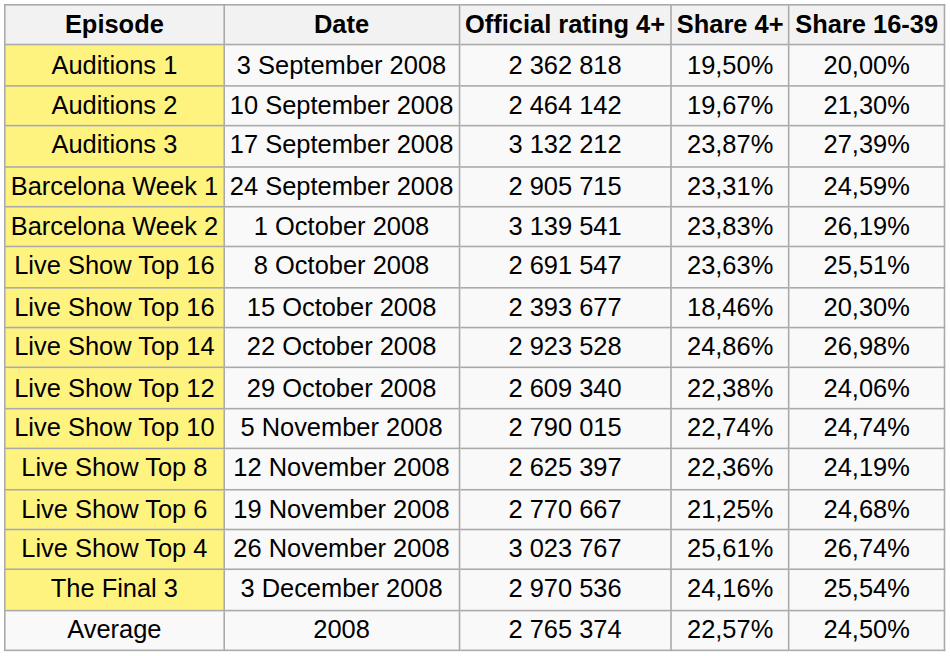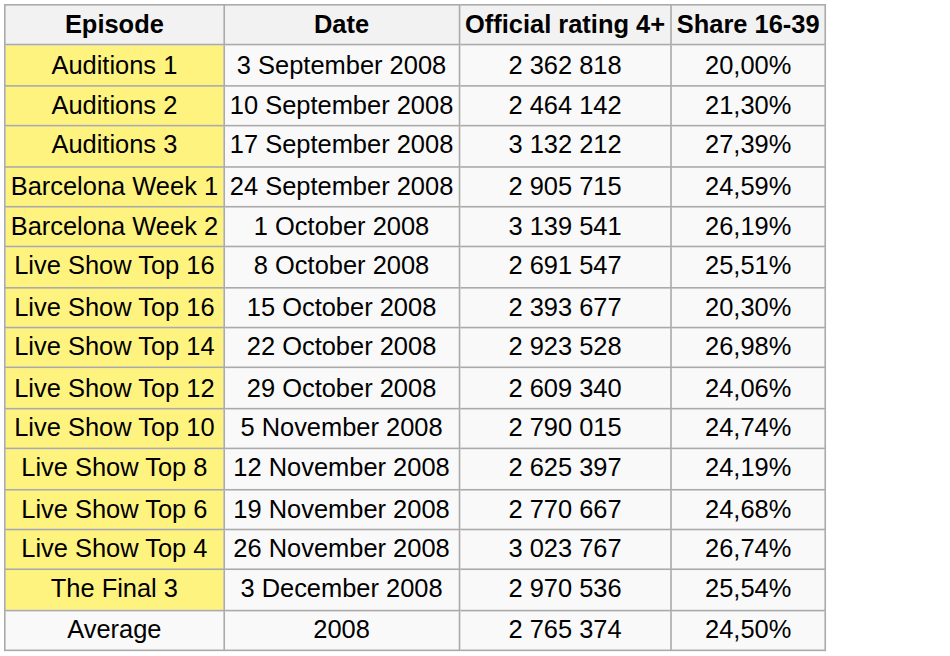- column: (730, 24)
